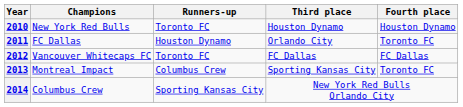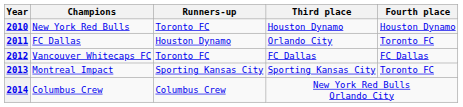(191, 70) Columbus Crew -> (209, 70) Sporting Kansas City
(209, 90) Sporting Kansas City -> (191, 90) Columbus Crew
